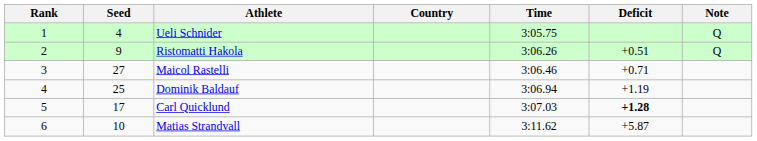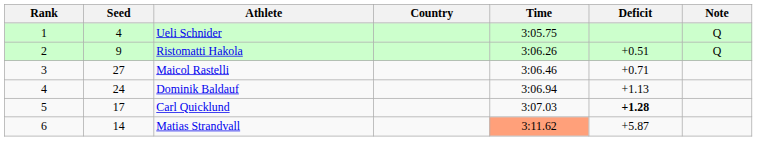(119, 88) 25 -> (119, 88) 24
(635, 88) +1.19 -> (635, 88) +1.13
(119, 126) 10 -> (119, 126) 14
(539, 126) no background -> (539, 126) lightsalmon background
